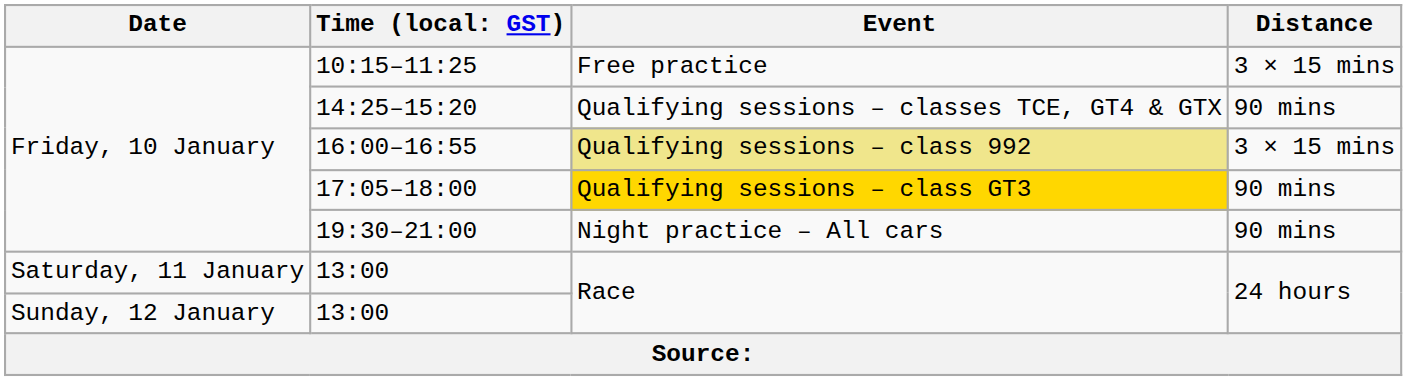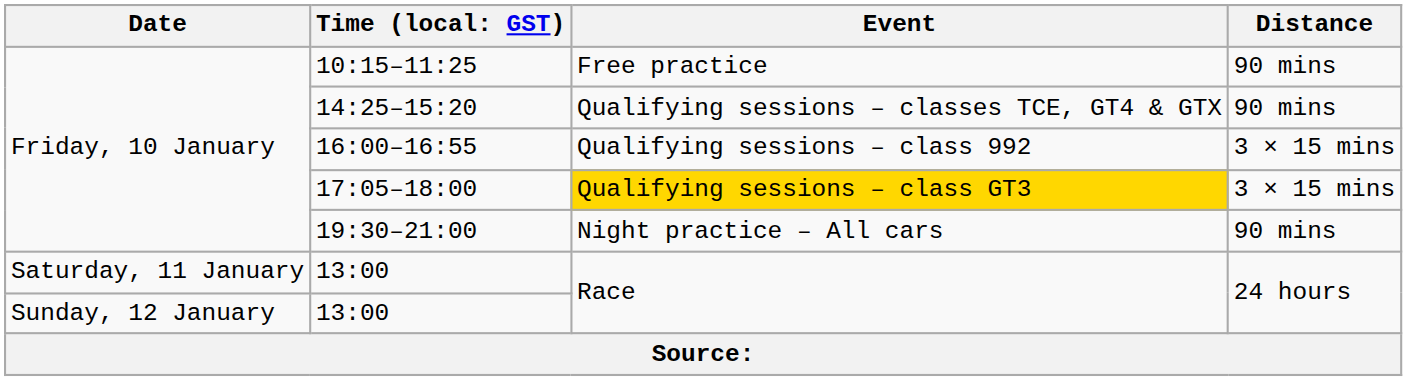(1314, 66) 3 × 15 mins -> (1285, 66) 90 mins
(804, 149) khaki background -> (804, 149) no background
(1285, 190) 90 mins -> (1314, 190) 3 × 15 mins
